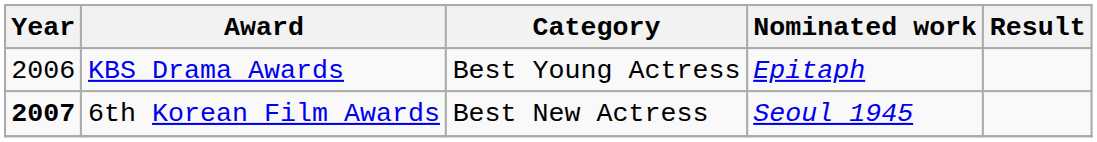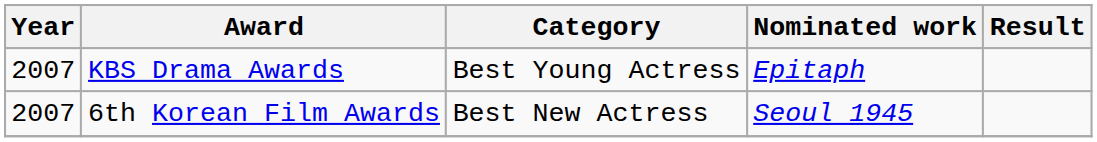(43, 70) 2006 -> (43, 70) 2007
(43, 114) bold -> (43, 114) normal
